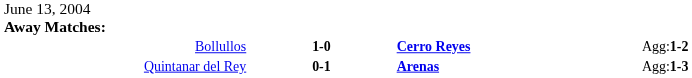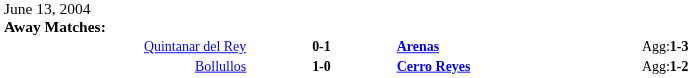rows swapped: (195, 66) <-> (221, 46)
